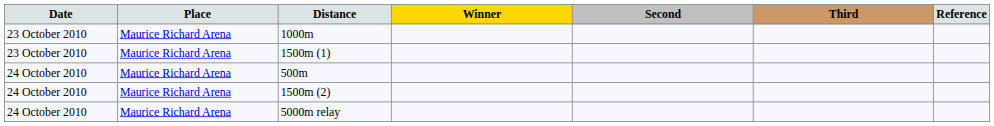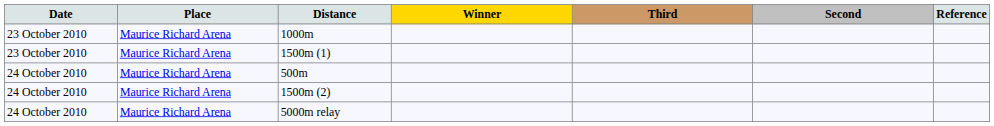columns swapped: (663, 14) <-> (844, 14)
